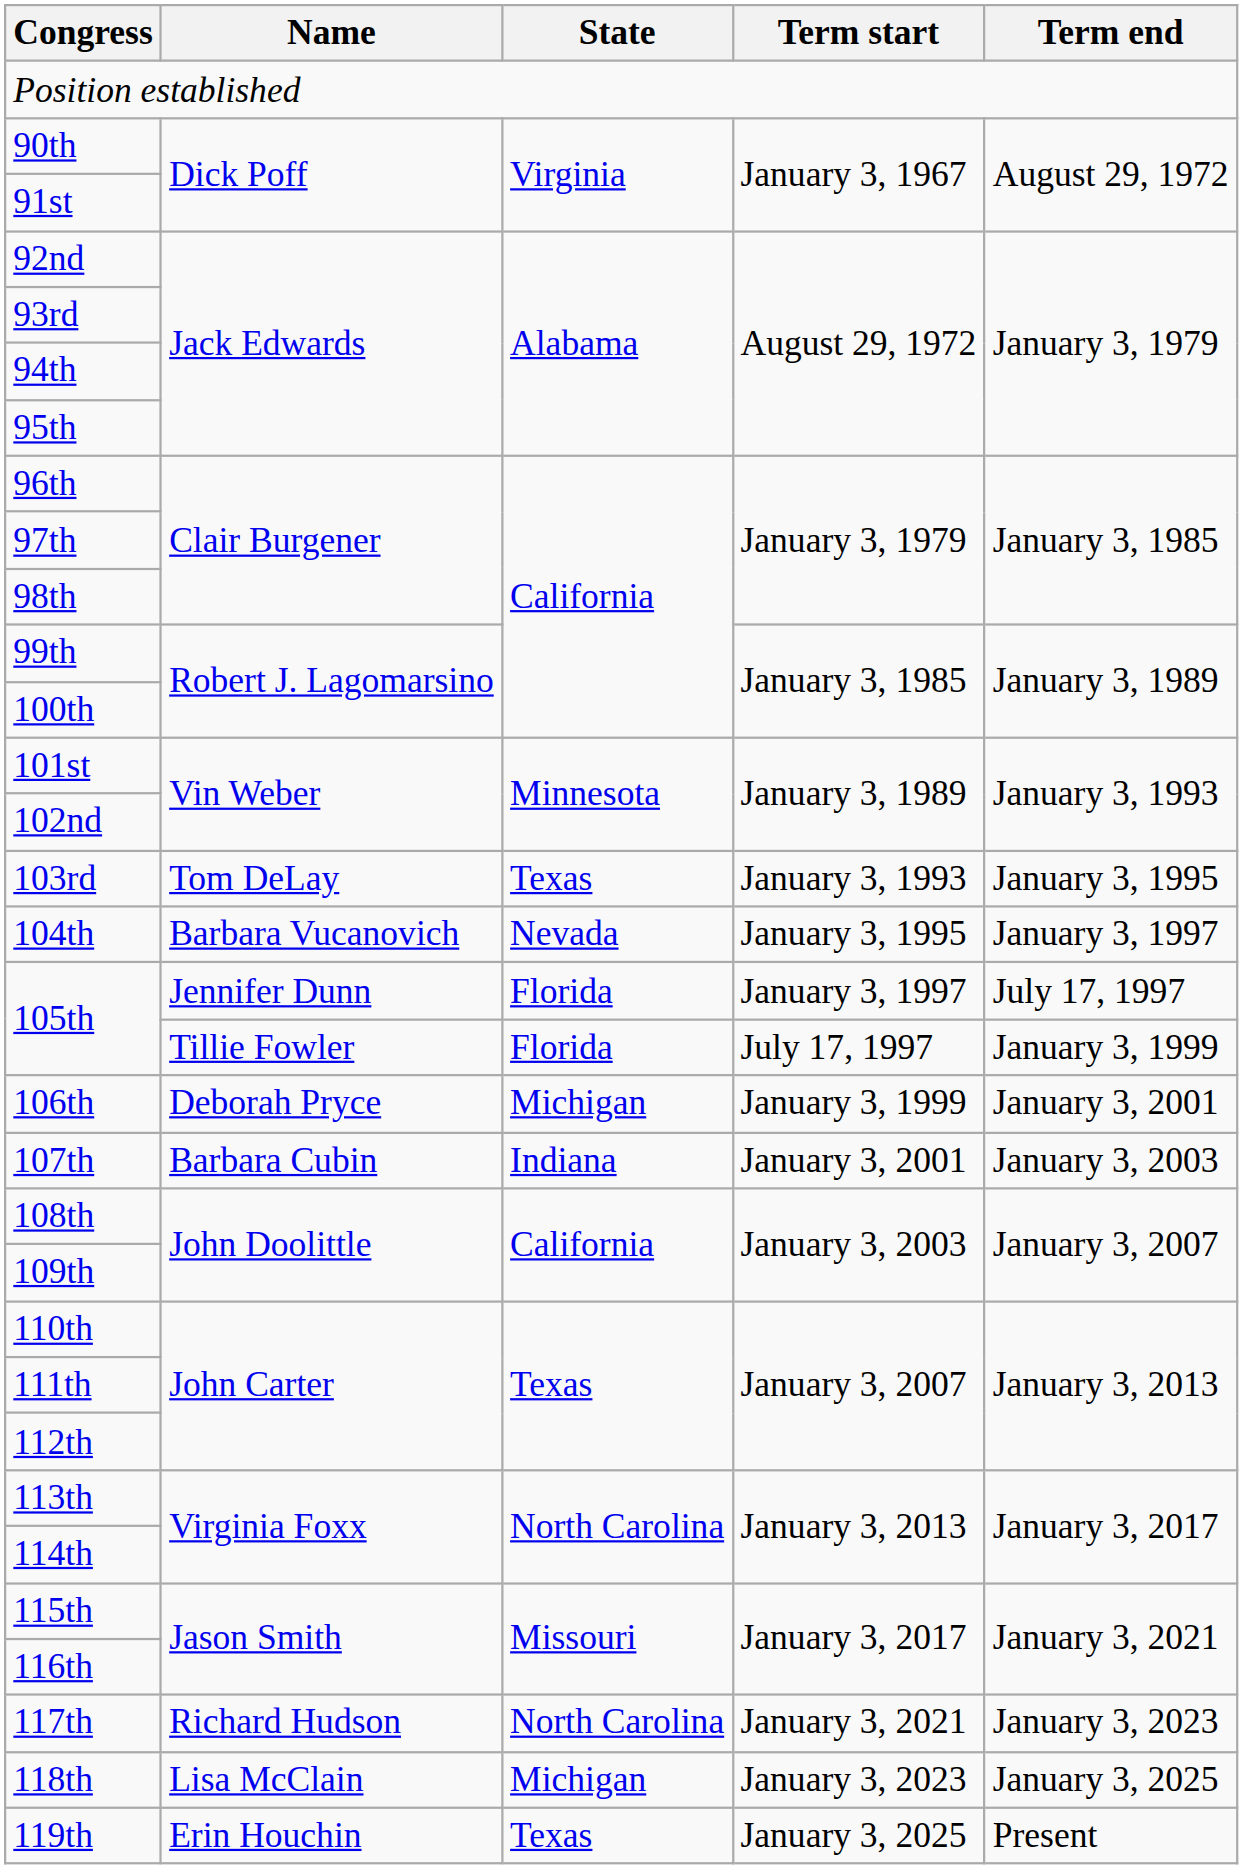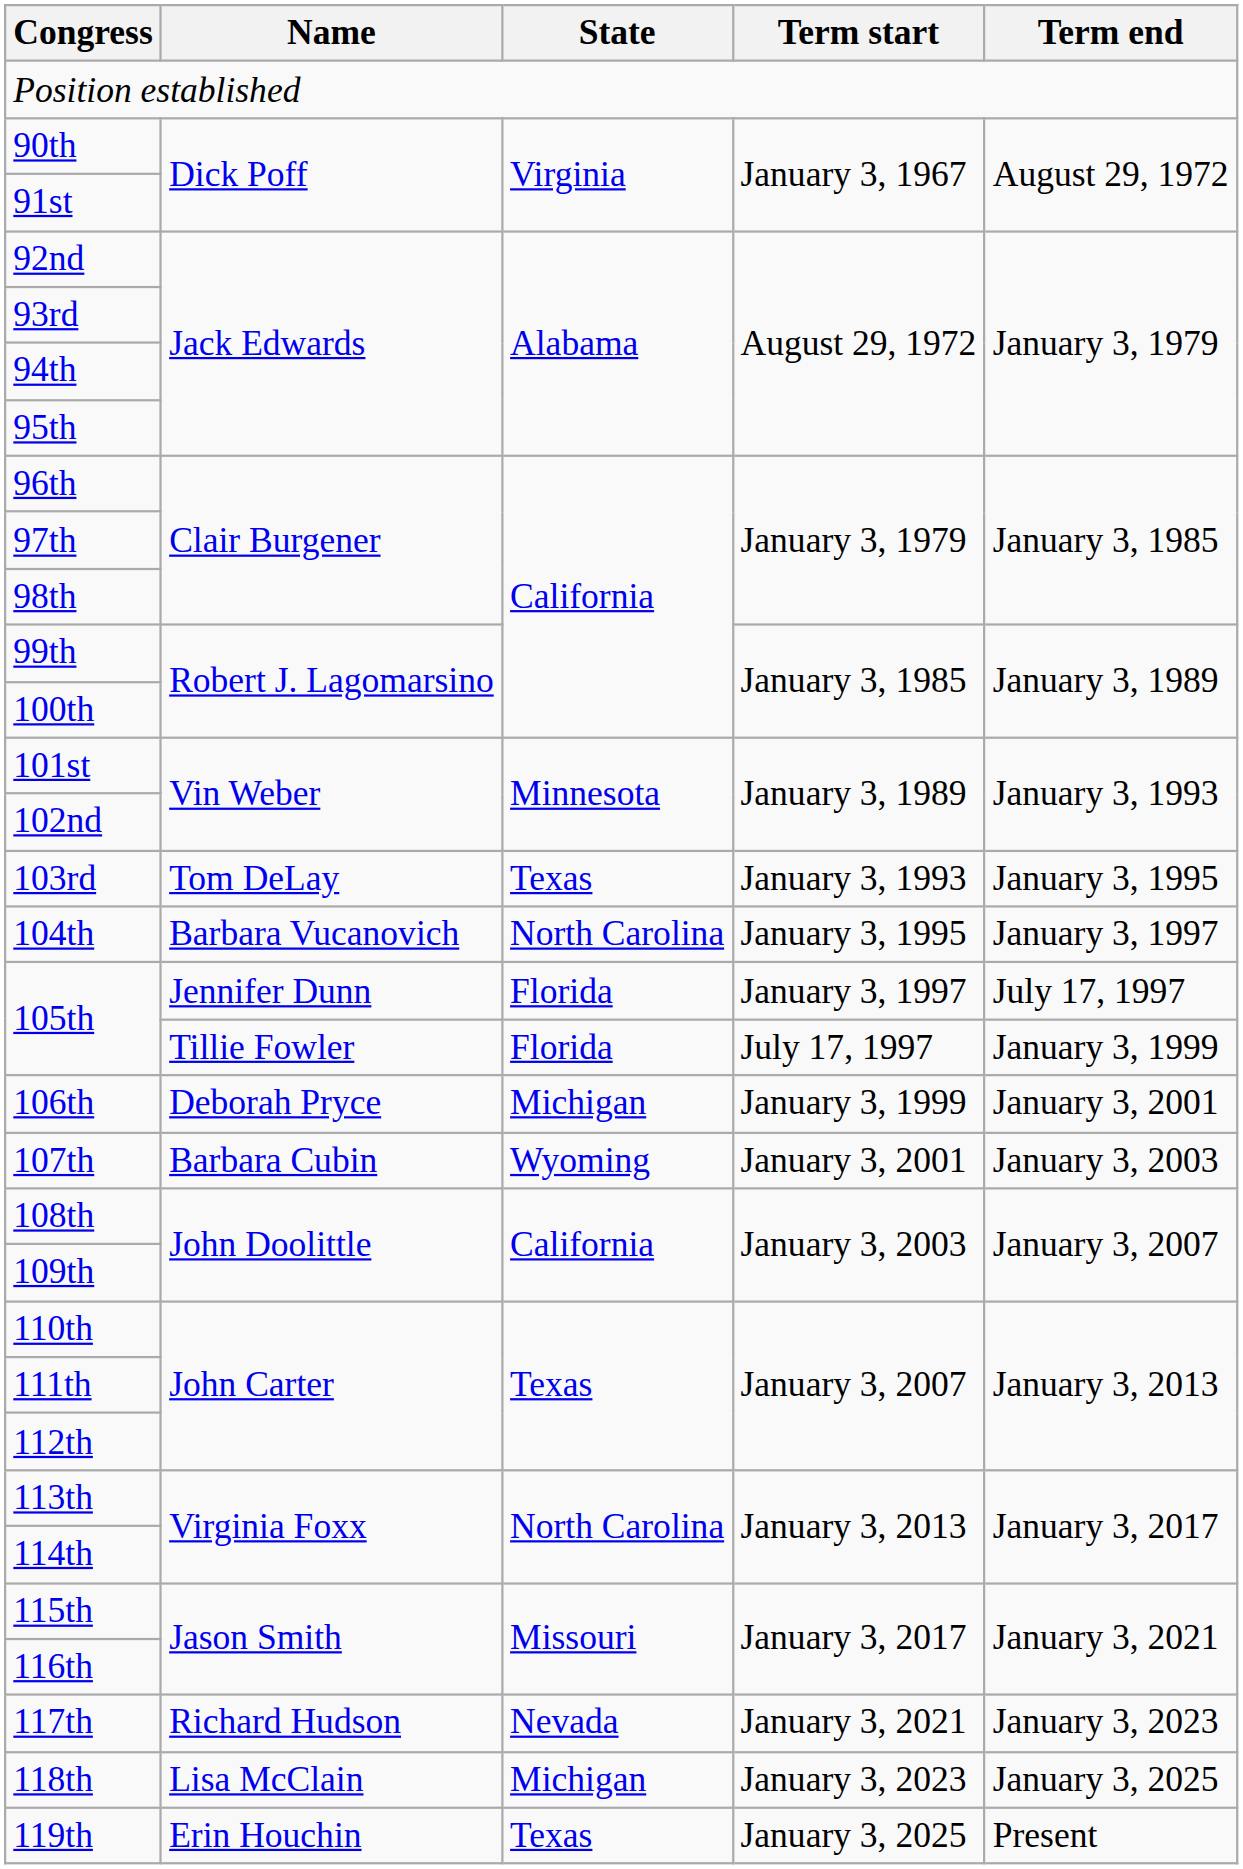(564, 933) Nevada -> (617, 933) North Carolina
(563, 1159) Indiana -> (580, 1159) Wyoming
(617, 1722) North Carolina -> (564, 1722) Nevada
